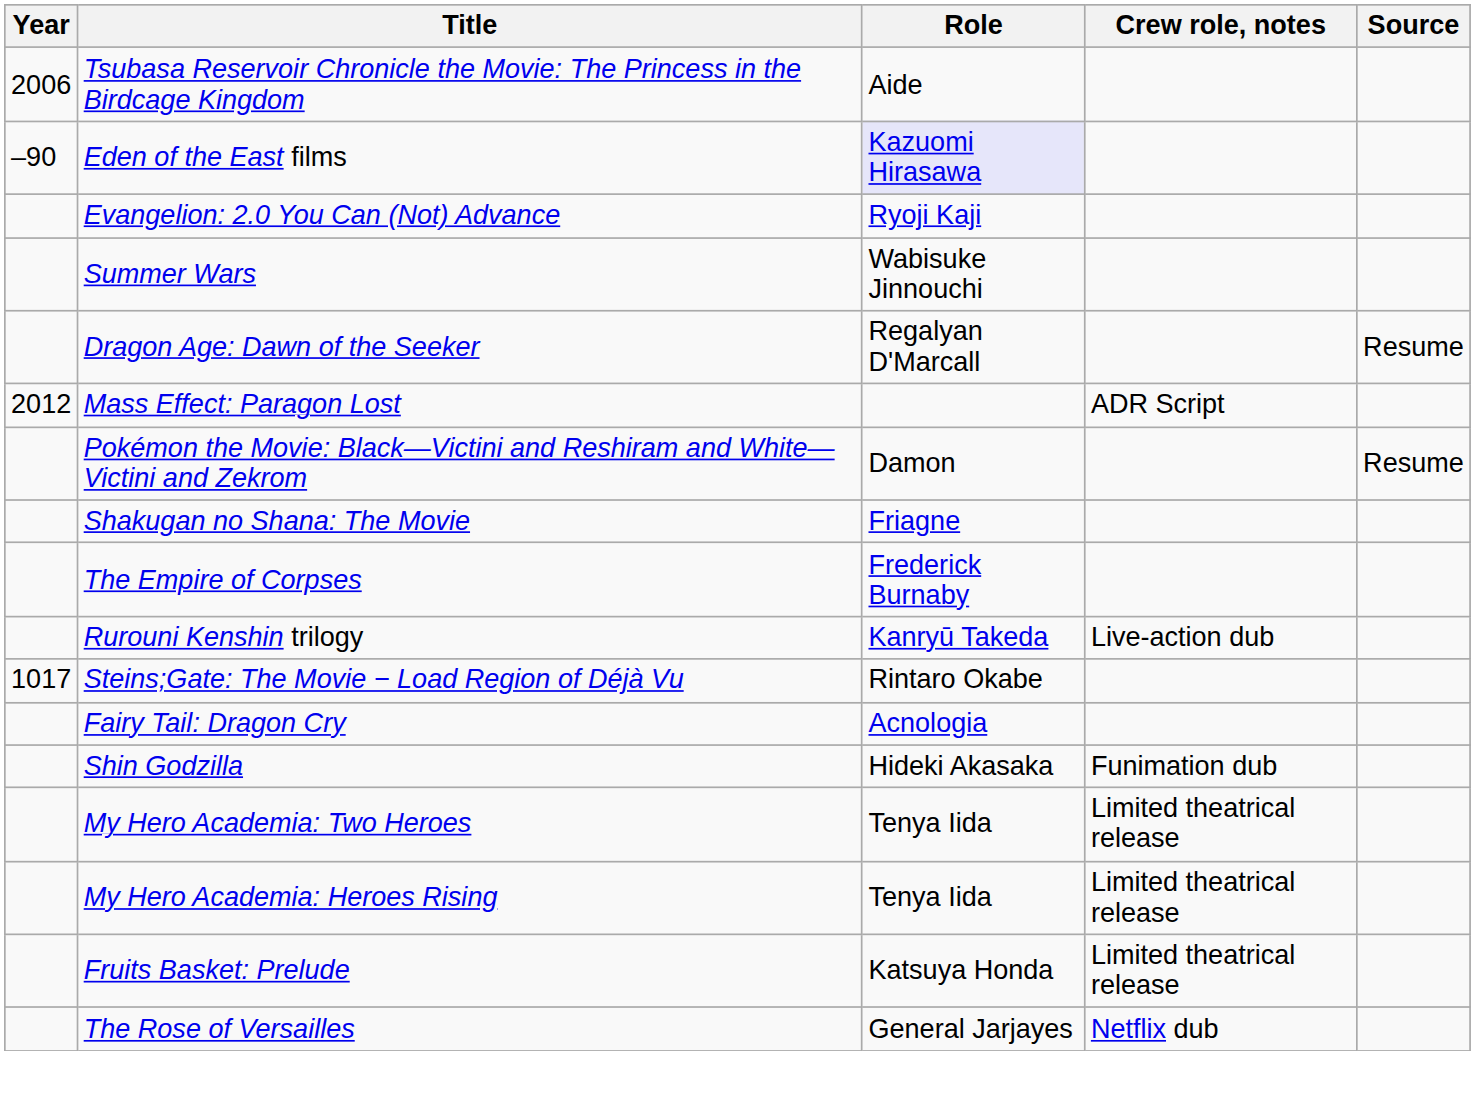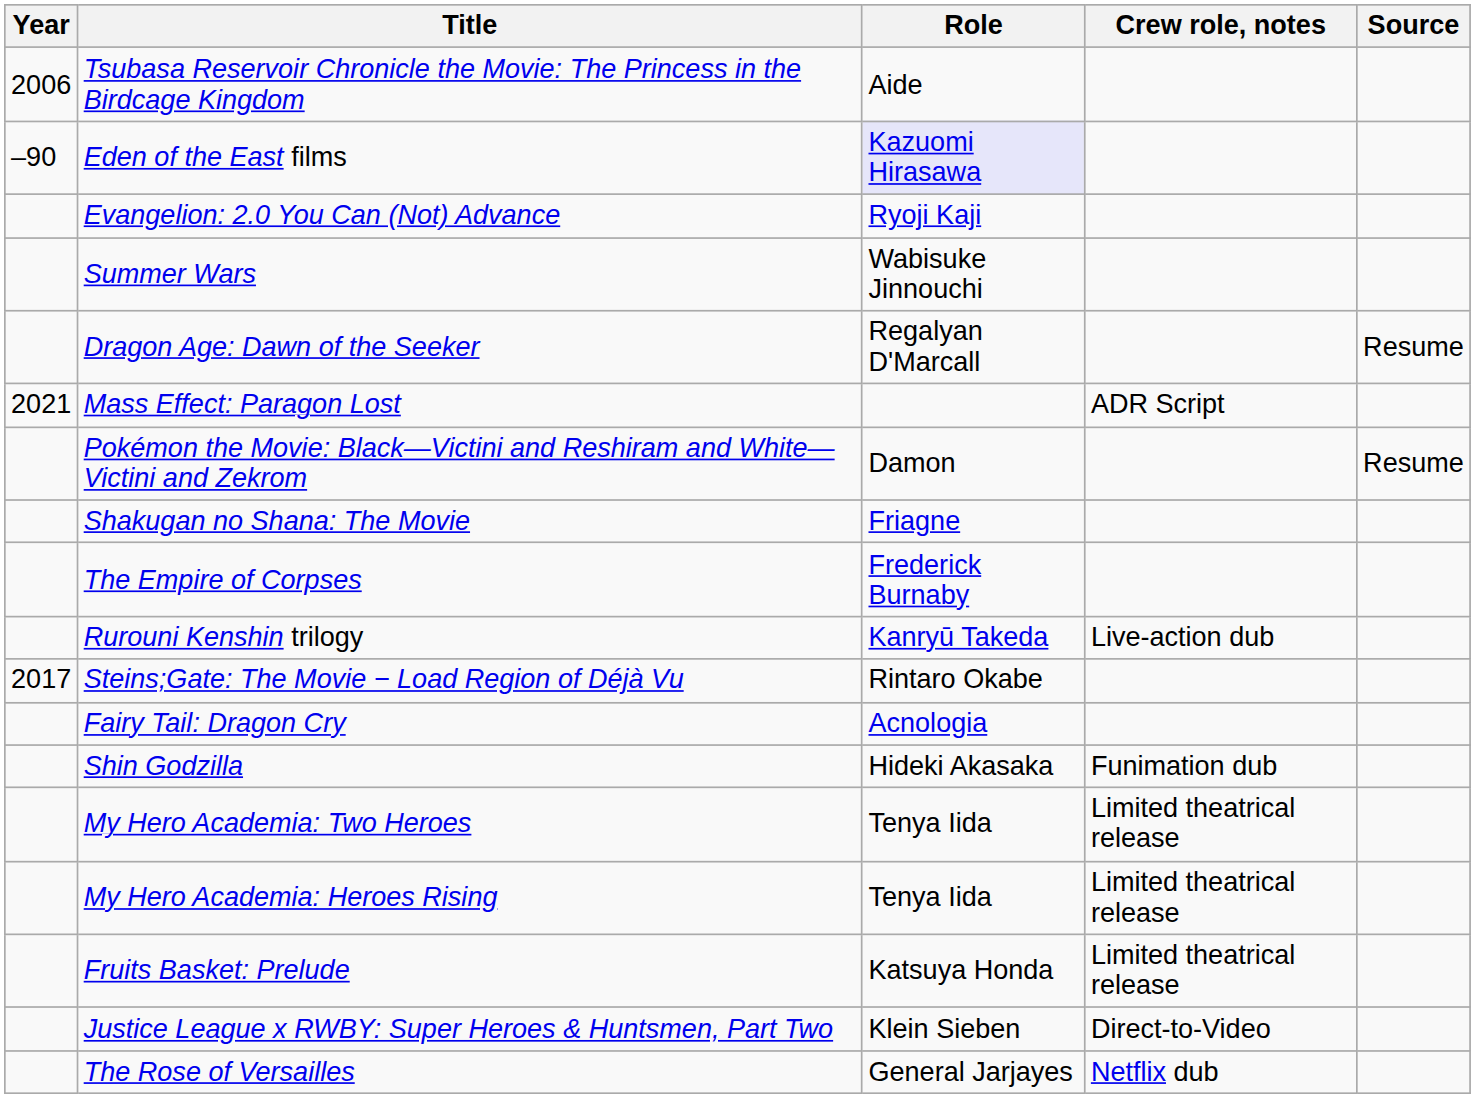(41, 404) 2012 -> (41, 404) 2021
(41, 680) 1017 -> (41, 680) 2017
+ row: (458, 1028)
